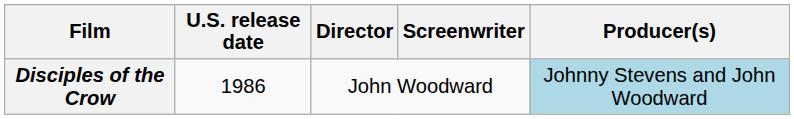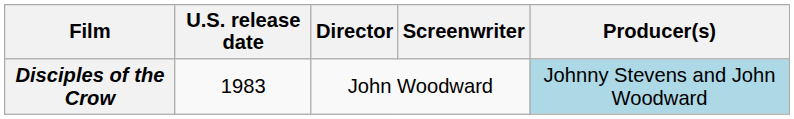(243, 86) 1986 -> (243, 86) 1983
